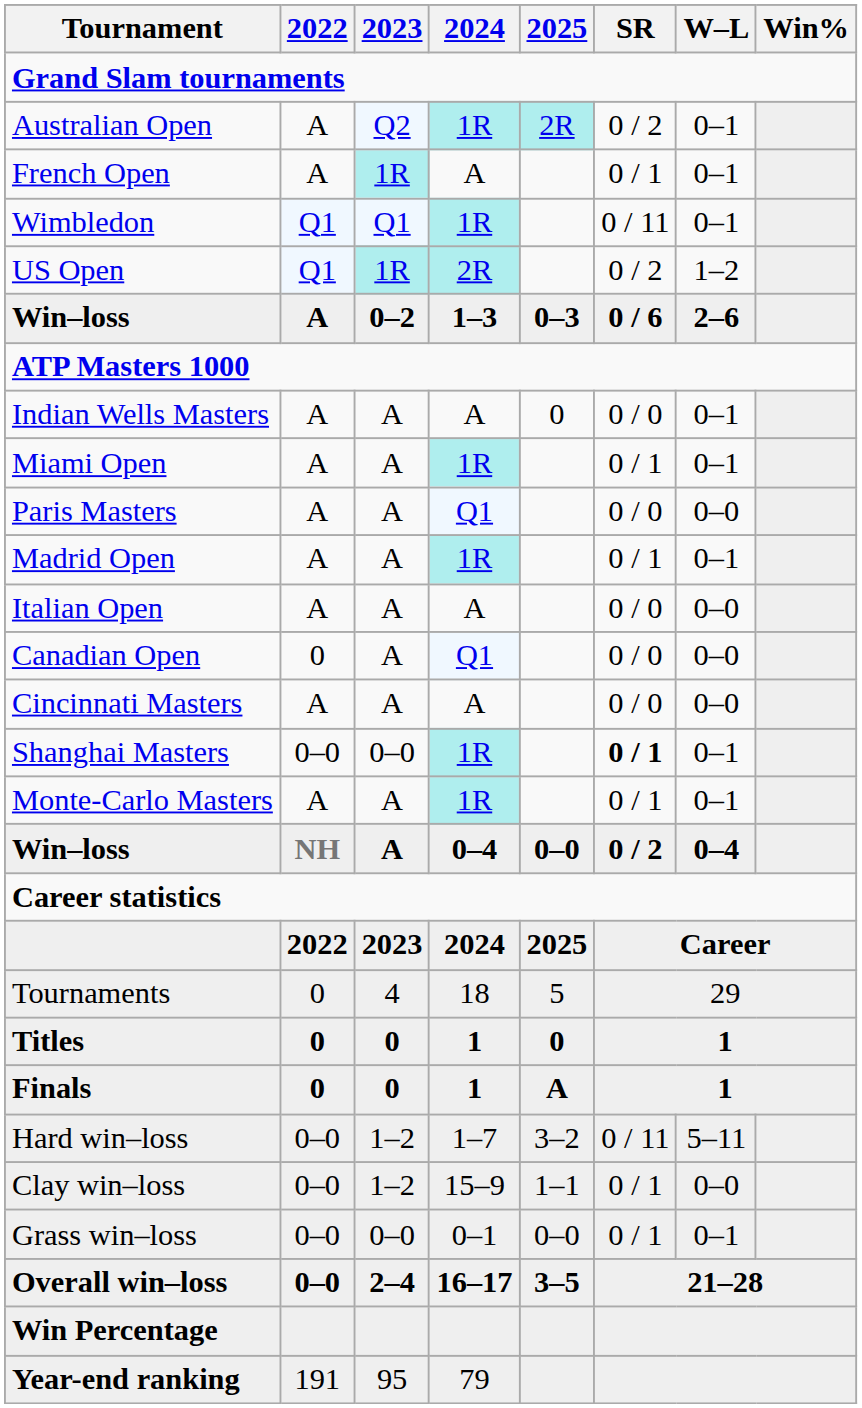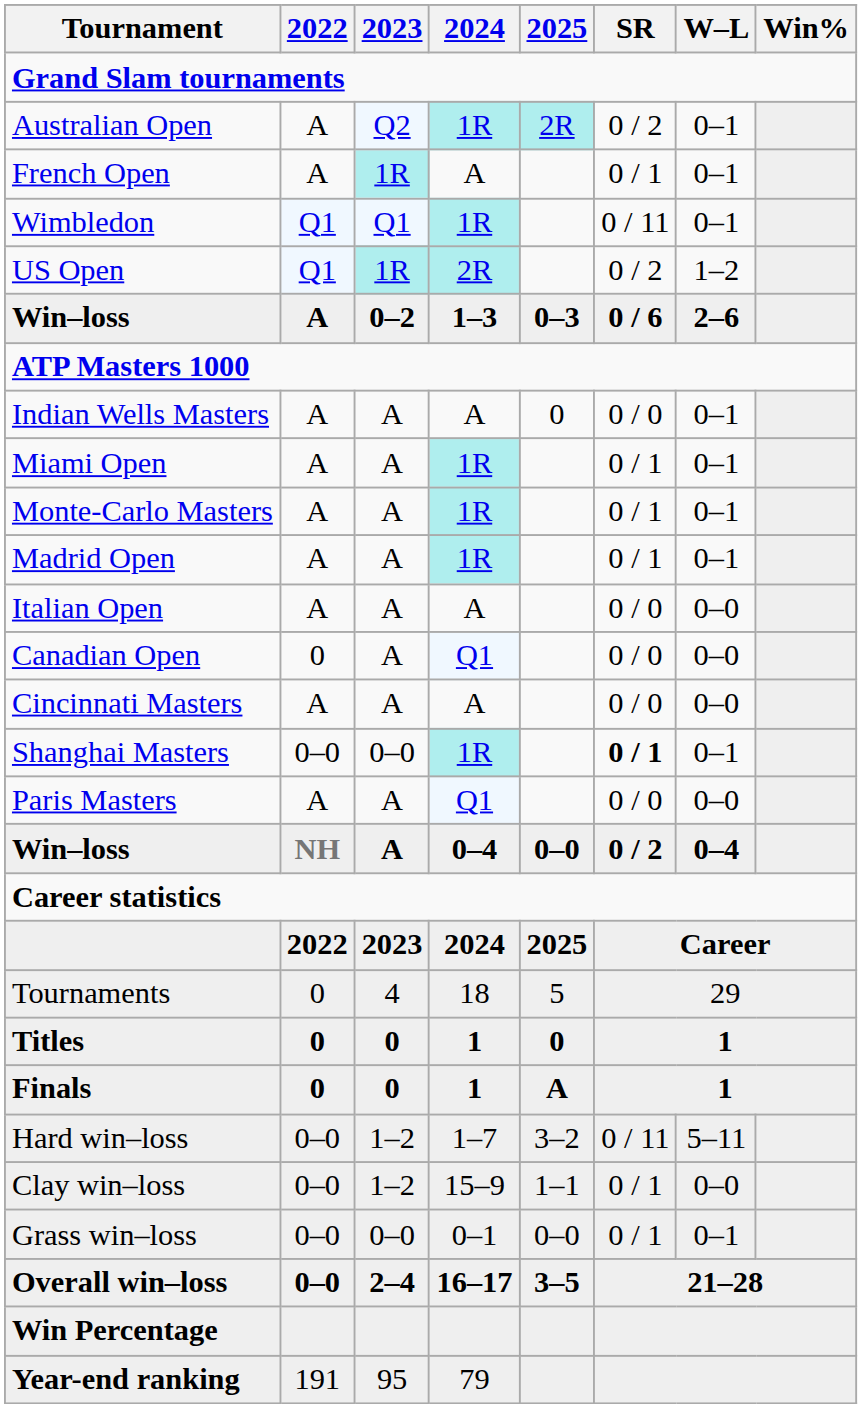rows swapped: (142, 800) <-> (94, 510)
